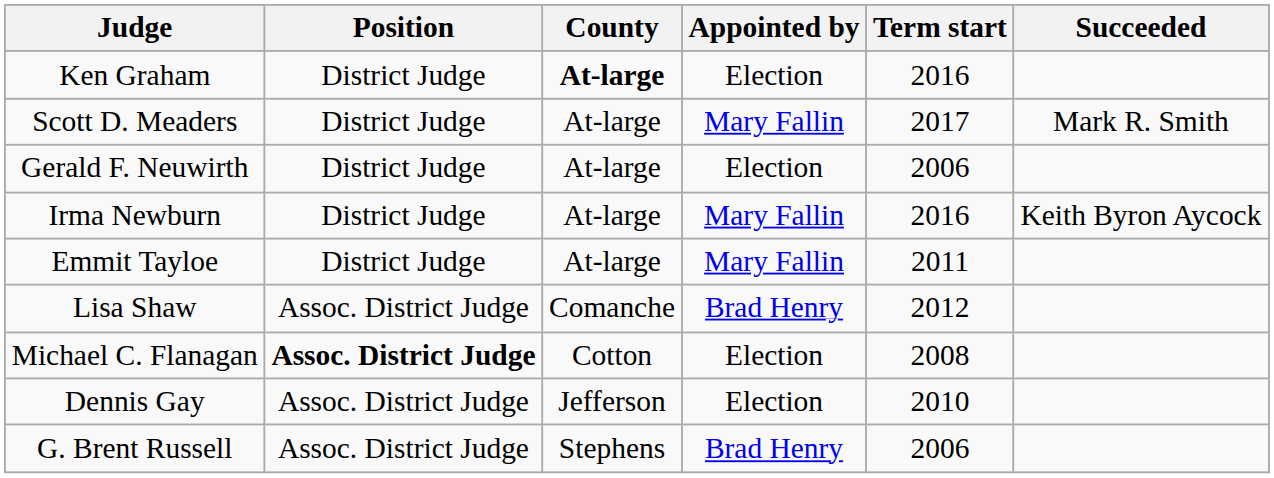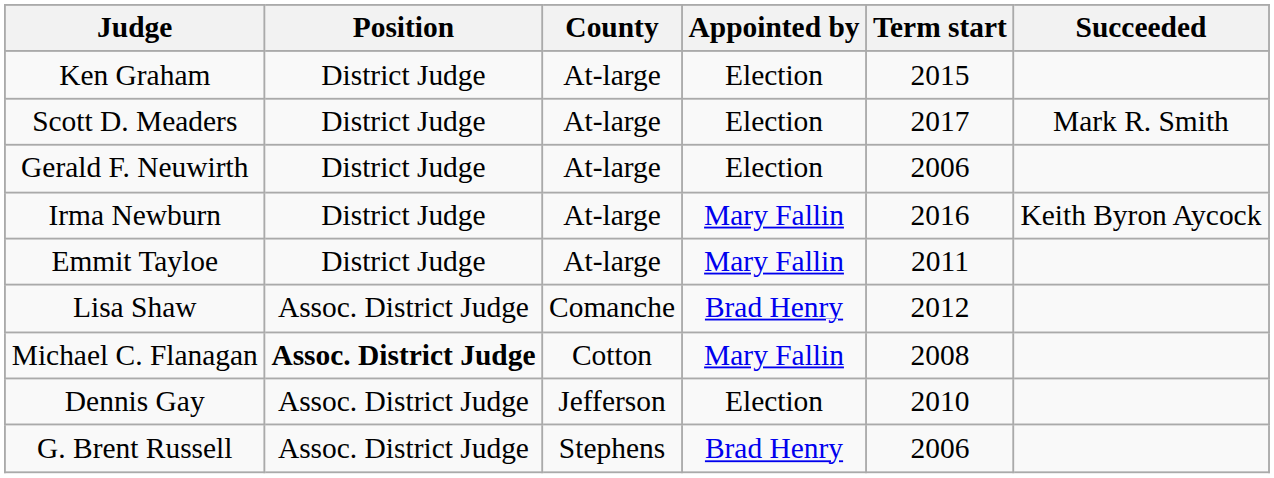(612, 74) bold -> (612, 74) normal
(940, 74) 2016 -> (940, 74) 2015
(774, 121) Mary Fallin -> (774, 121) Election
(774, 354) Election -> (774, 354) Mary Fallin
